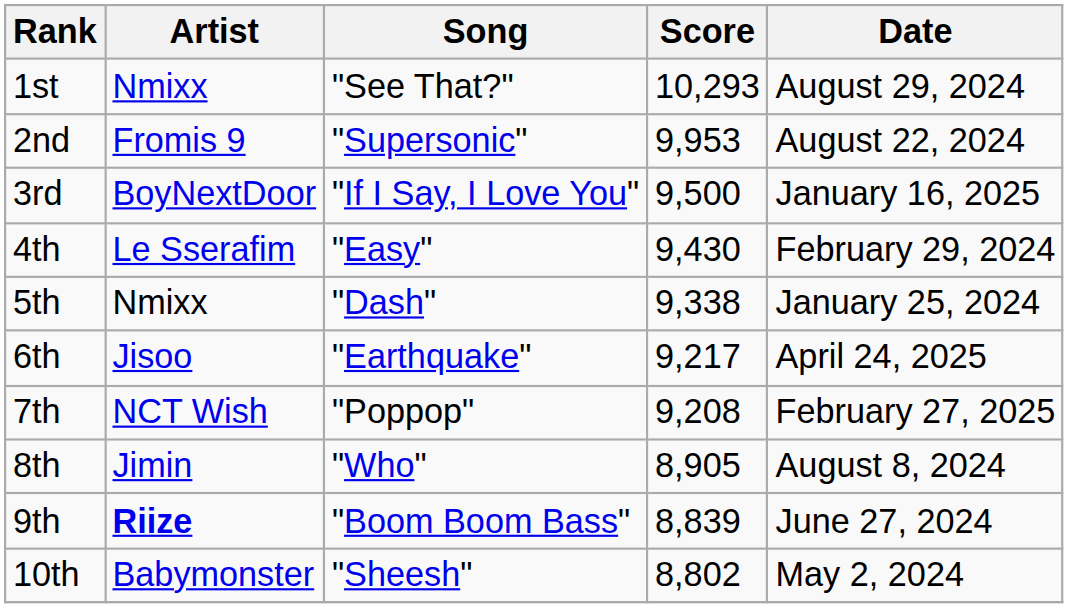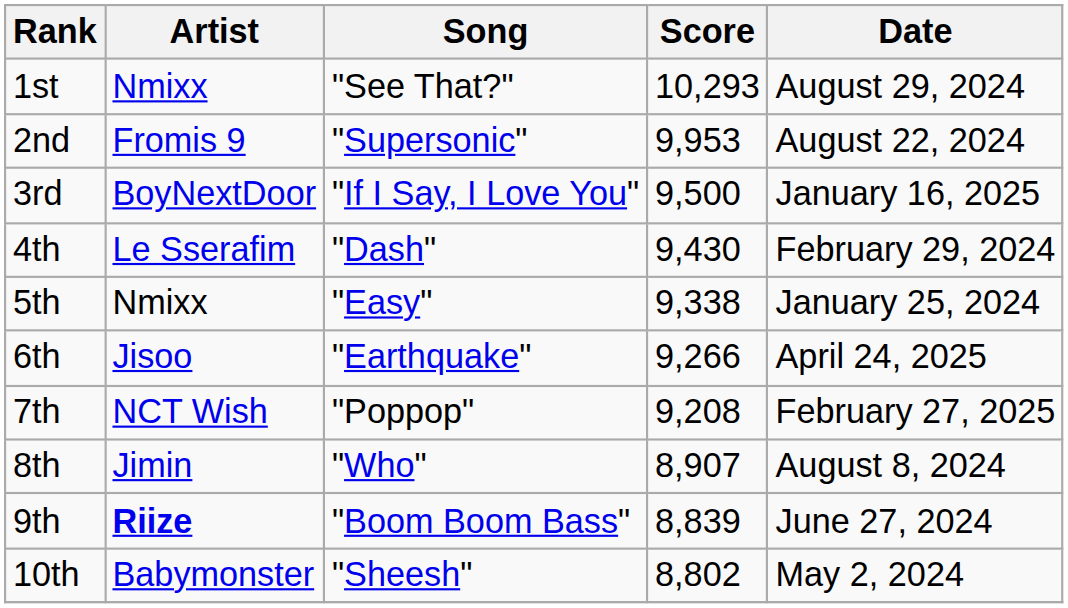(382, 248) "Easy" -> (384, 248) "Dash"
(384, 303) "Dash" -> (382, 303) "Easy"
(698, 357) 9,217 -> (698, 357) 9,266
(698, 466) 8,905 -> (698, 466) 8,907
